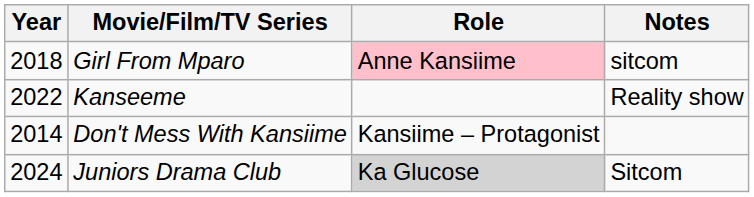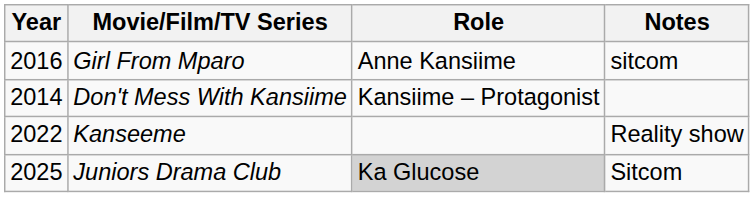(36, 60) 2018 -> (36, 60) 2016
(437, 60) pink background -> (437, 60) no background
rows swapped: (210, 135) <-> (130, 97)
(36, 172) 2024 -> (36, 172) 2025
